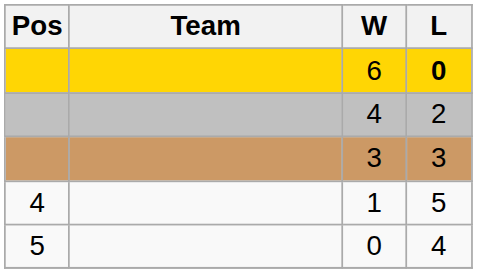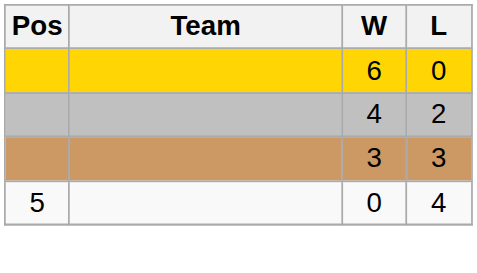(439, 70) bold -> (439, 70) normal
- row: (374, 202)
